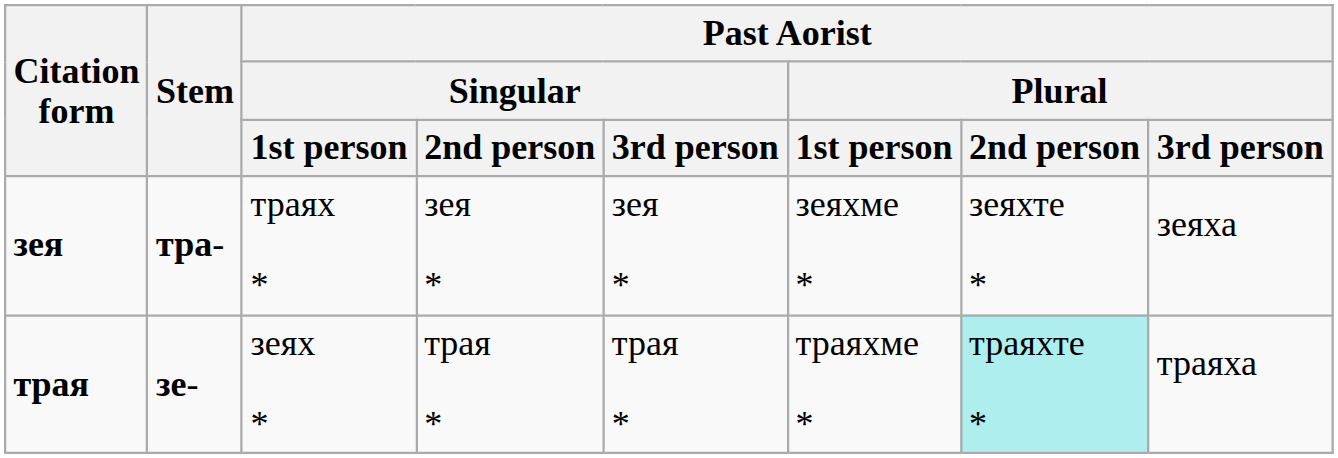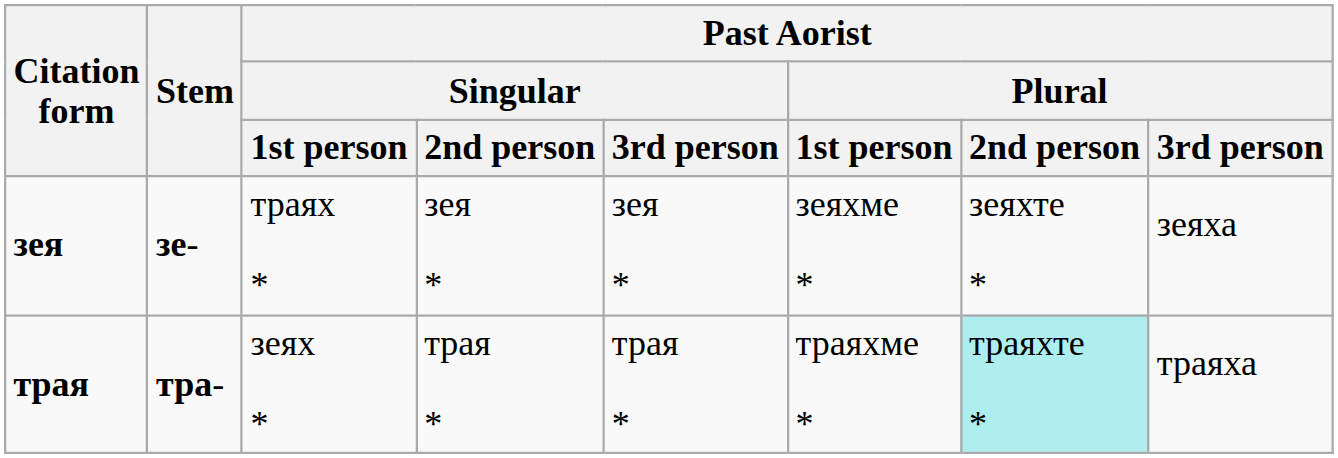(190, 244) тра- -> (177, 244) зе-
(177, 382) зе- -> (190, 382) тра-
